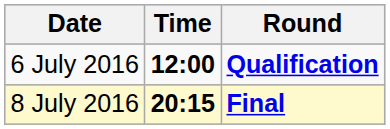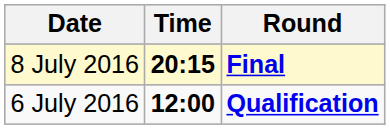rows swapped: (75, 64) <-> (75, 104)
